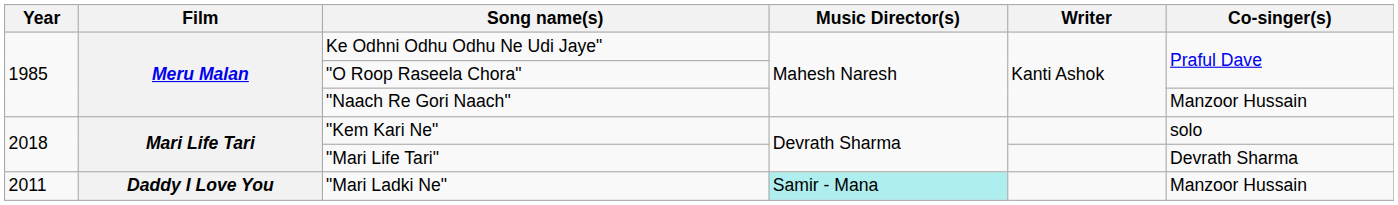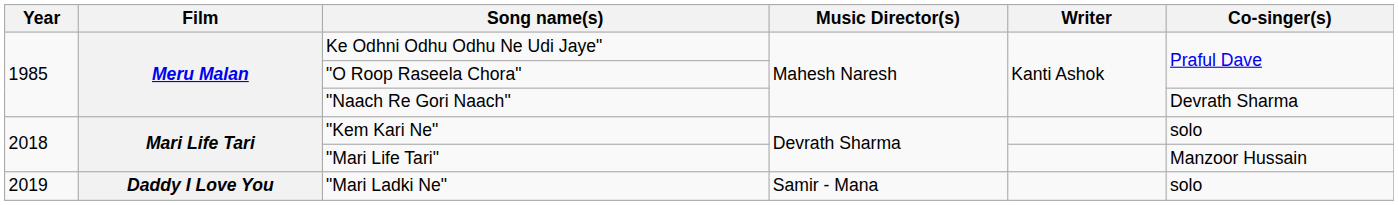(1238, 102) Manzoor Hussain -> (1234, 102) Devrath Sharma
(1234, 158) Devrath Sharma -> (1238, 158) Manzoor Hussain
(28, 185) 2011 -> (28, 185) 2019
(826, 185) paleturquoise background -> (826, 185) no background
(1238, 185) Manzoor Hussain -> (1186, 185) solo
